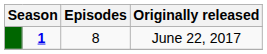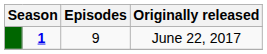(96, 37) 8 -> (96, 37) 9
